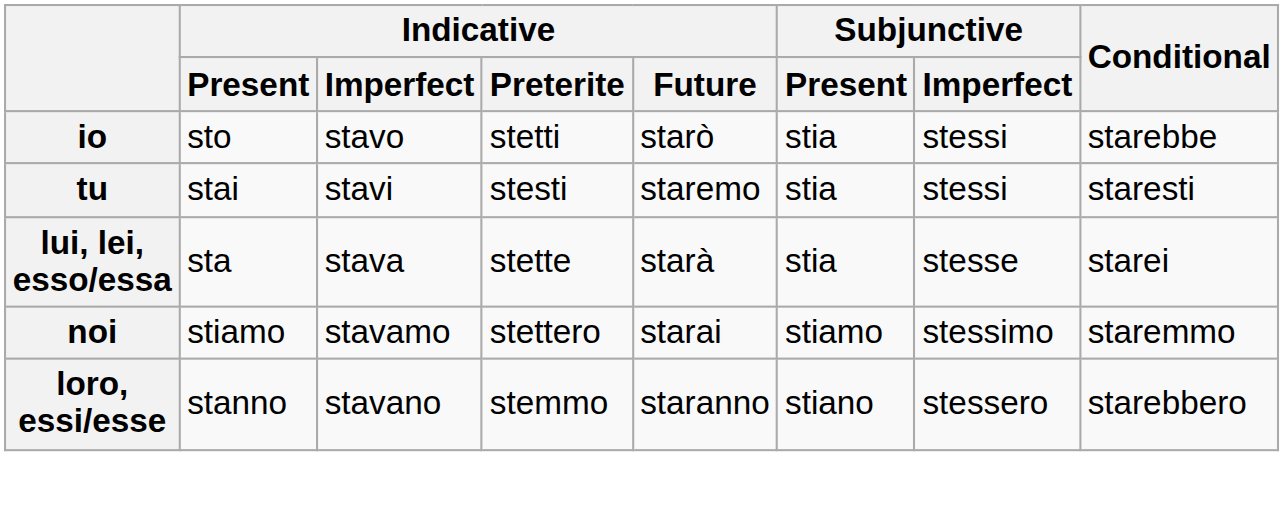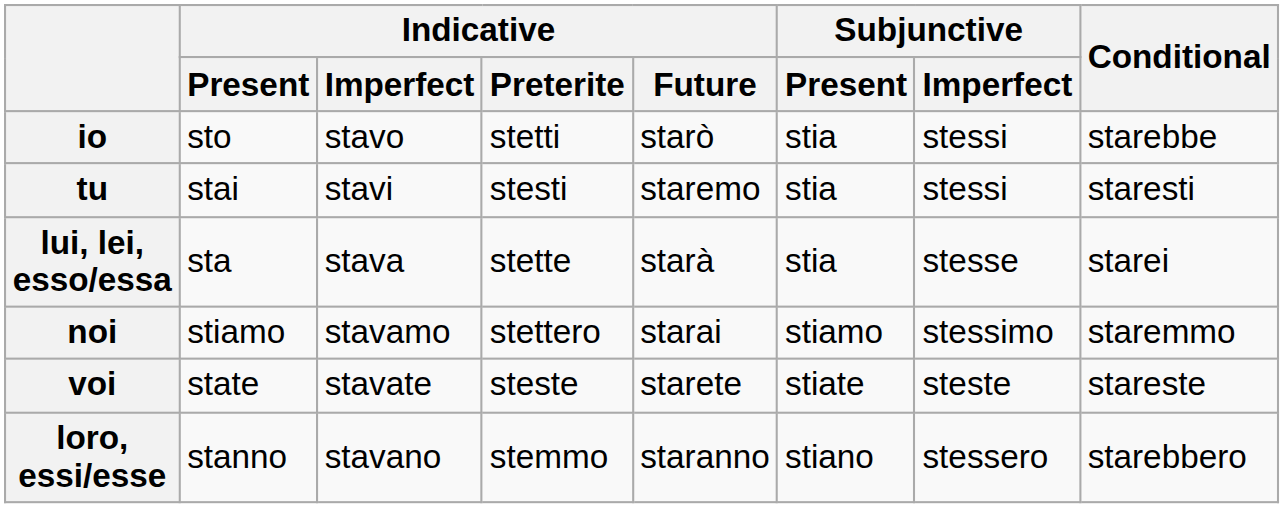+ row: (92, 385)
